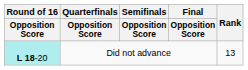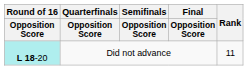(230, 53) 13 -> (230, 53) 11
